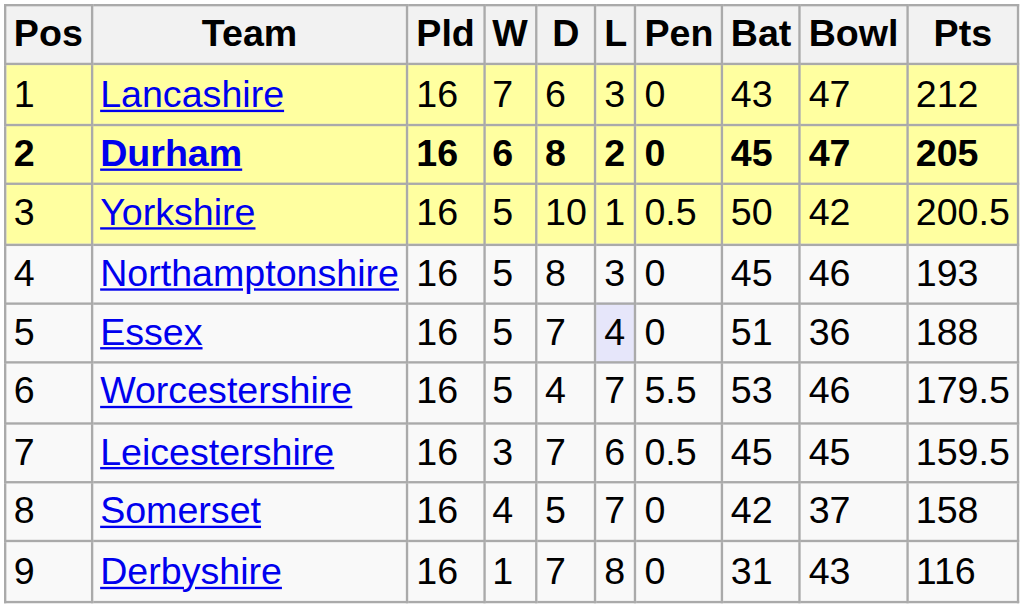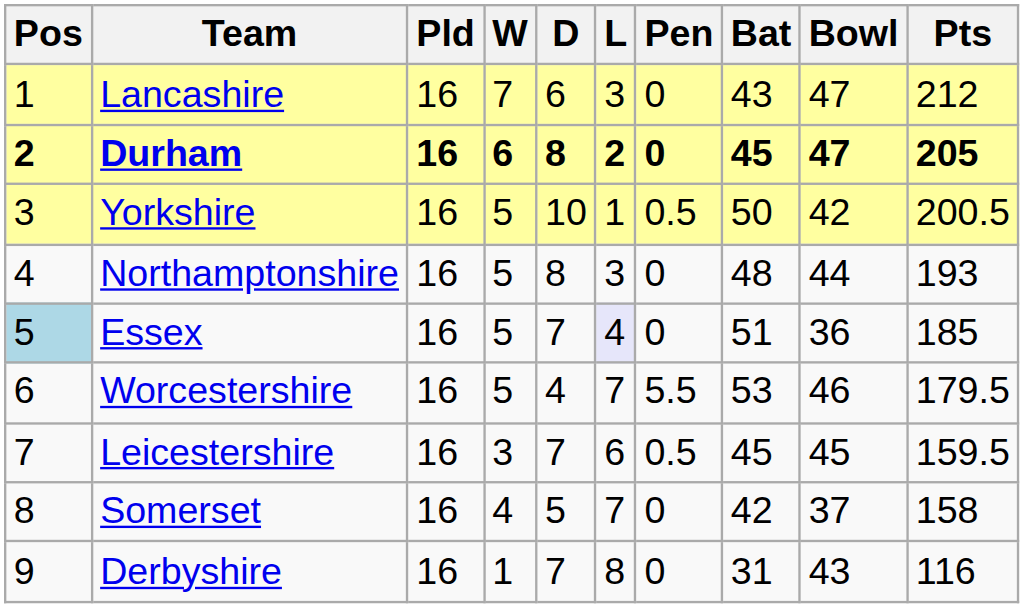(752, 272) 45 -> (752, 272) 48
(830, 272) 46 -> (830, 272) 44
(24, 332) no background -> (24, 332) lightblue background
(947, 332) 188 -> (947, 332) 185
